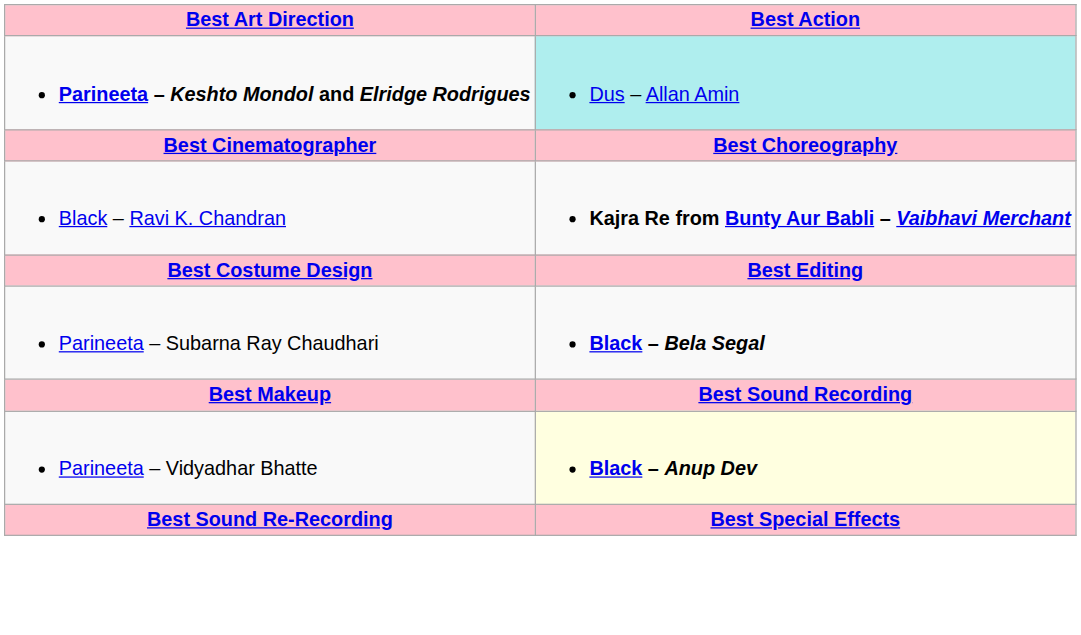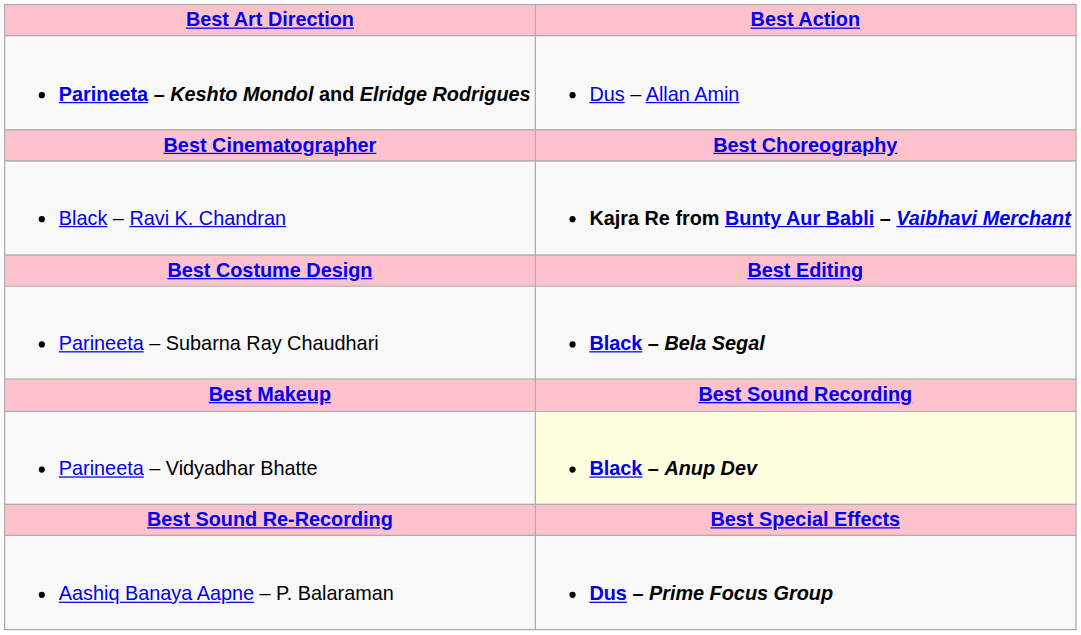(805, 94) paleturquoise background -> (805, 94) no background
+ row: (270, 594)
